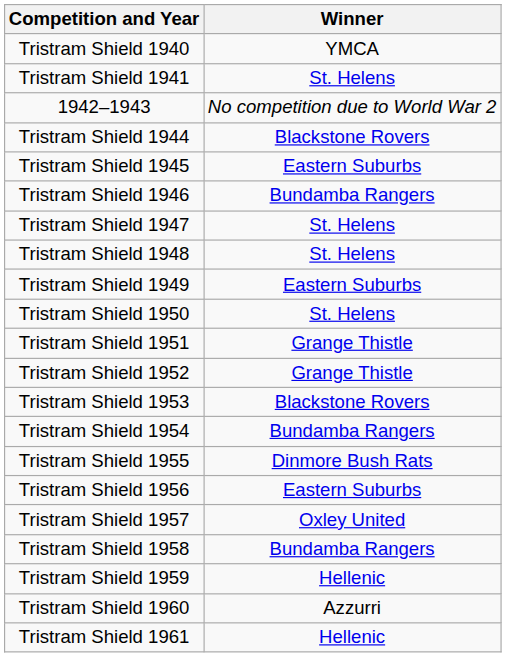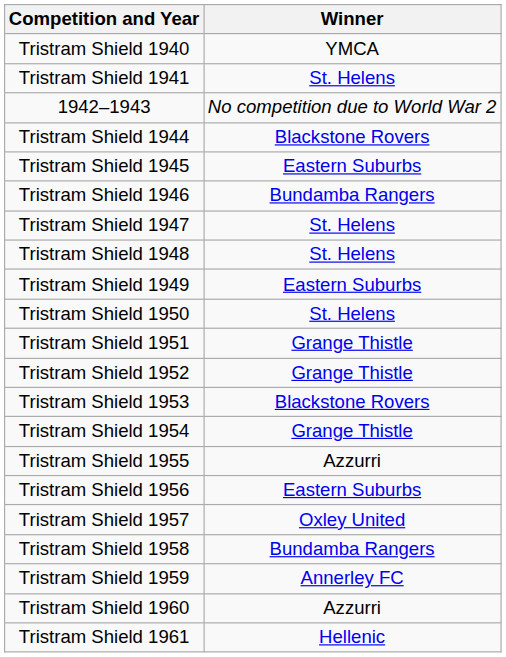(352, 431) Bundamba Rangers -> (352, 431) Grange Thistle
(352, 460) Dinmore Bush Rats -> (352, 460) Azzurri
(352, 578) Hellenic -> (352, 578) Annerley FC
